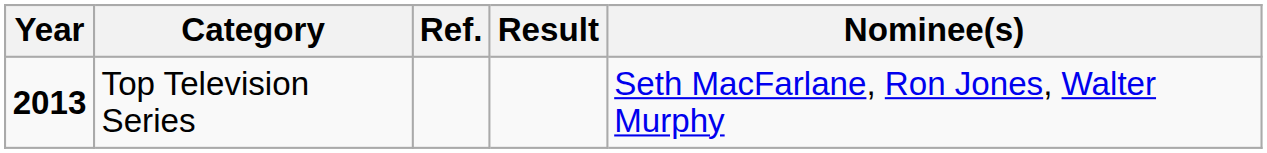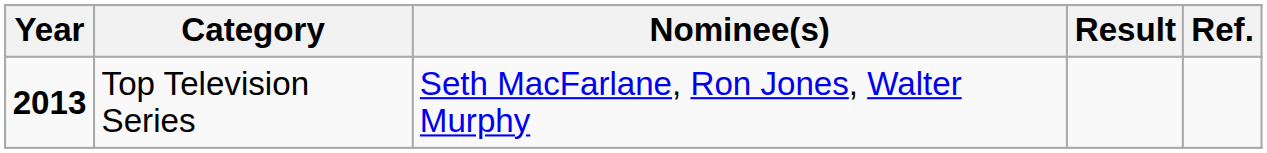columns swapped: (934, 30) <-> (451, 30)
